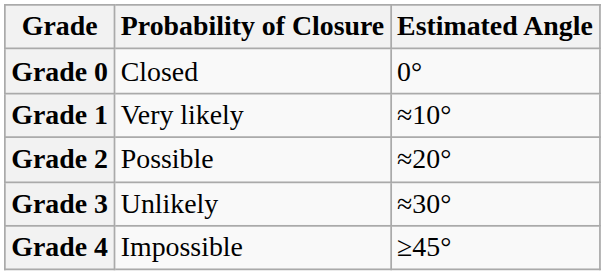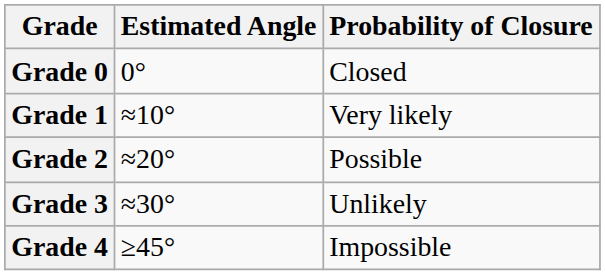columns swapped: (495, 26) <-> (253, 26)
